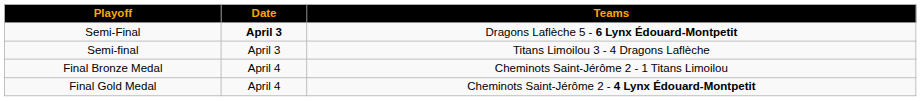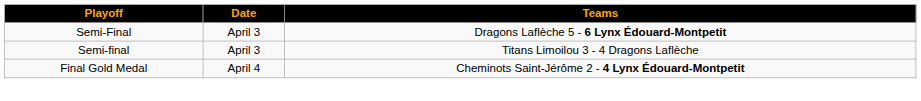(264, 31) bold -> (244, 31) normal
- row: (113, 68)
